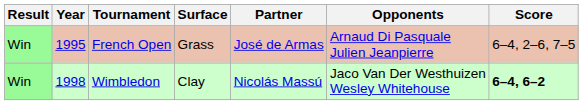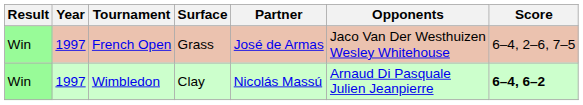(71, 44) 1995 -> (71, 44) 1997
(390, 44) Arnaud Di Pasquale Julien Jeanpierre -> (408, 44) Jaco Van Der Westhuizen Wesley Whitehouse
(71, 81) 1998 -> (71, 81) 1997
(408, 81) Jaco Van Der Westhuizen Wesley Whitehouse -> (390, 81) Arnaud Di Pasquale Julien Jeanpierre
